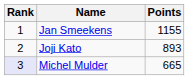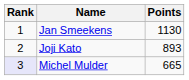(169, 30) 1155 -> (169, 30) 1130
